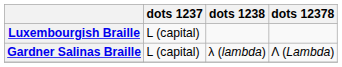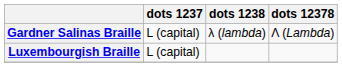rows swapped: (74, 52) <-> (74, 33)
